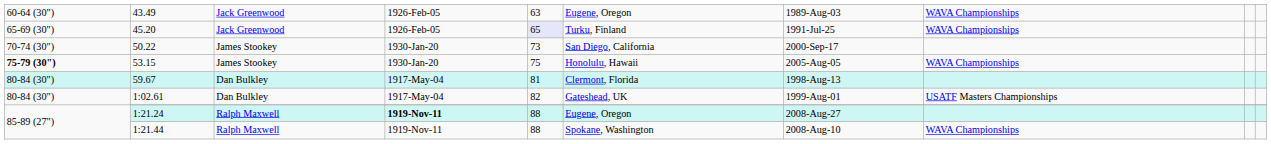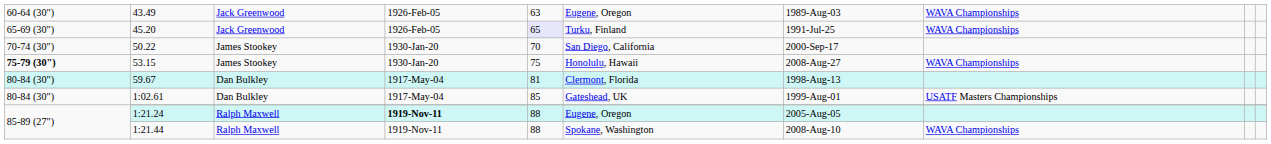(535, 46) 73 -> (535, 46) 70
(813, 63) 2005-Aug-05 -> (813, 63) 2008-Aug-27
(535, 97) 82 -> (535, 97) 85
(813, 113) 2008-Aug-27 -> (813, 113) 2005-Aug-05
